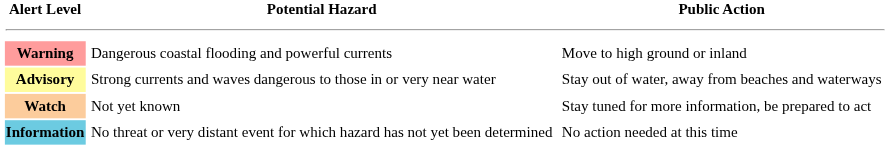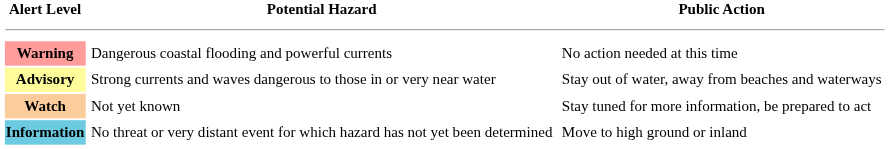(654, 53) Move to high ground or inland -> (650, 53) No action needed at this time
(650, 132) No action needed at this time -> (654, 132) Move to high ground or inland
